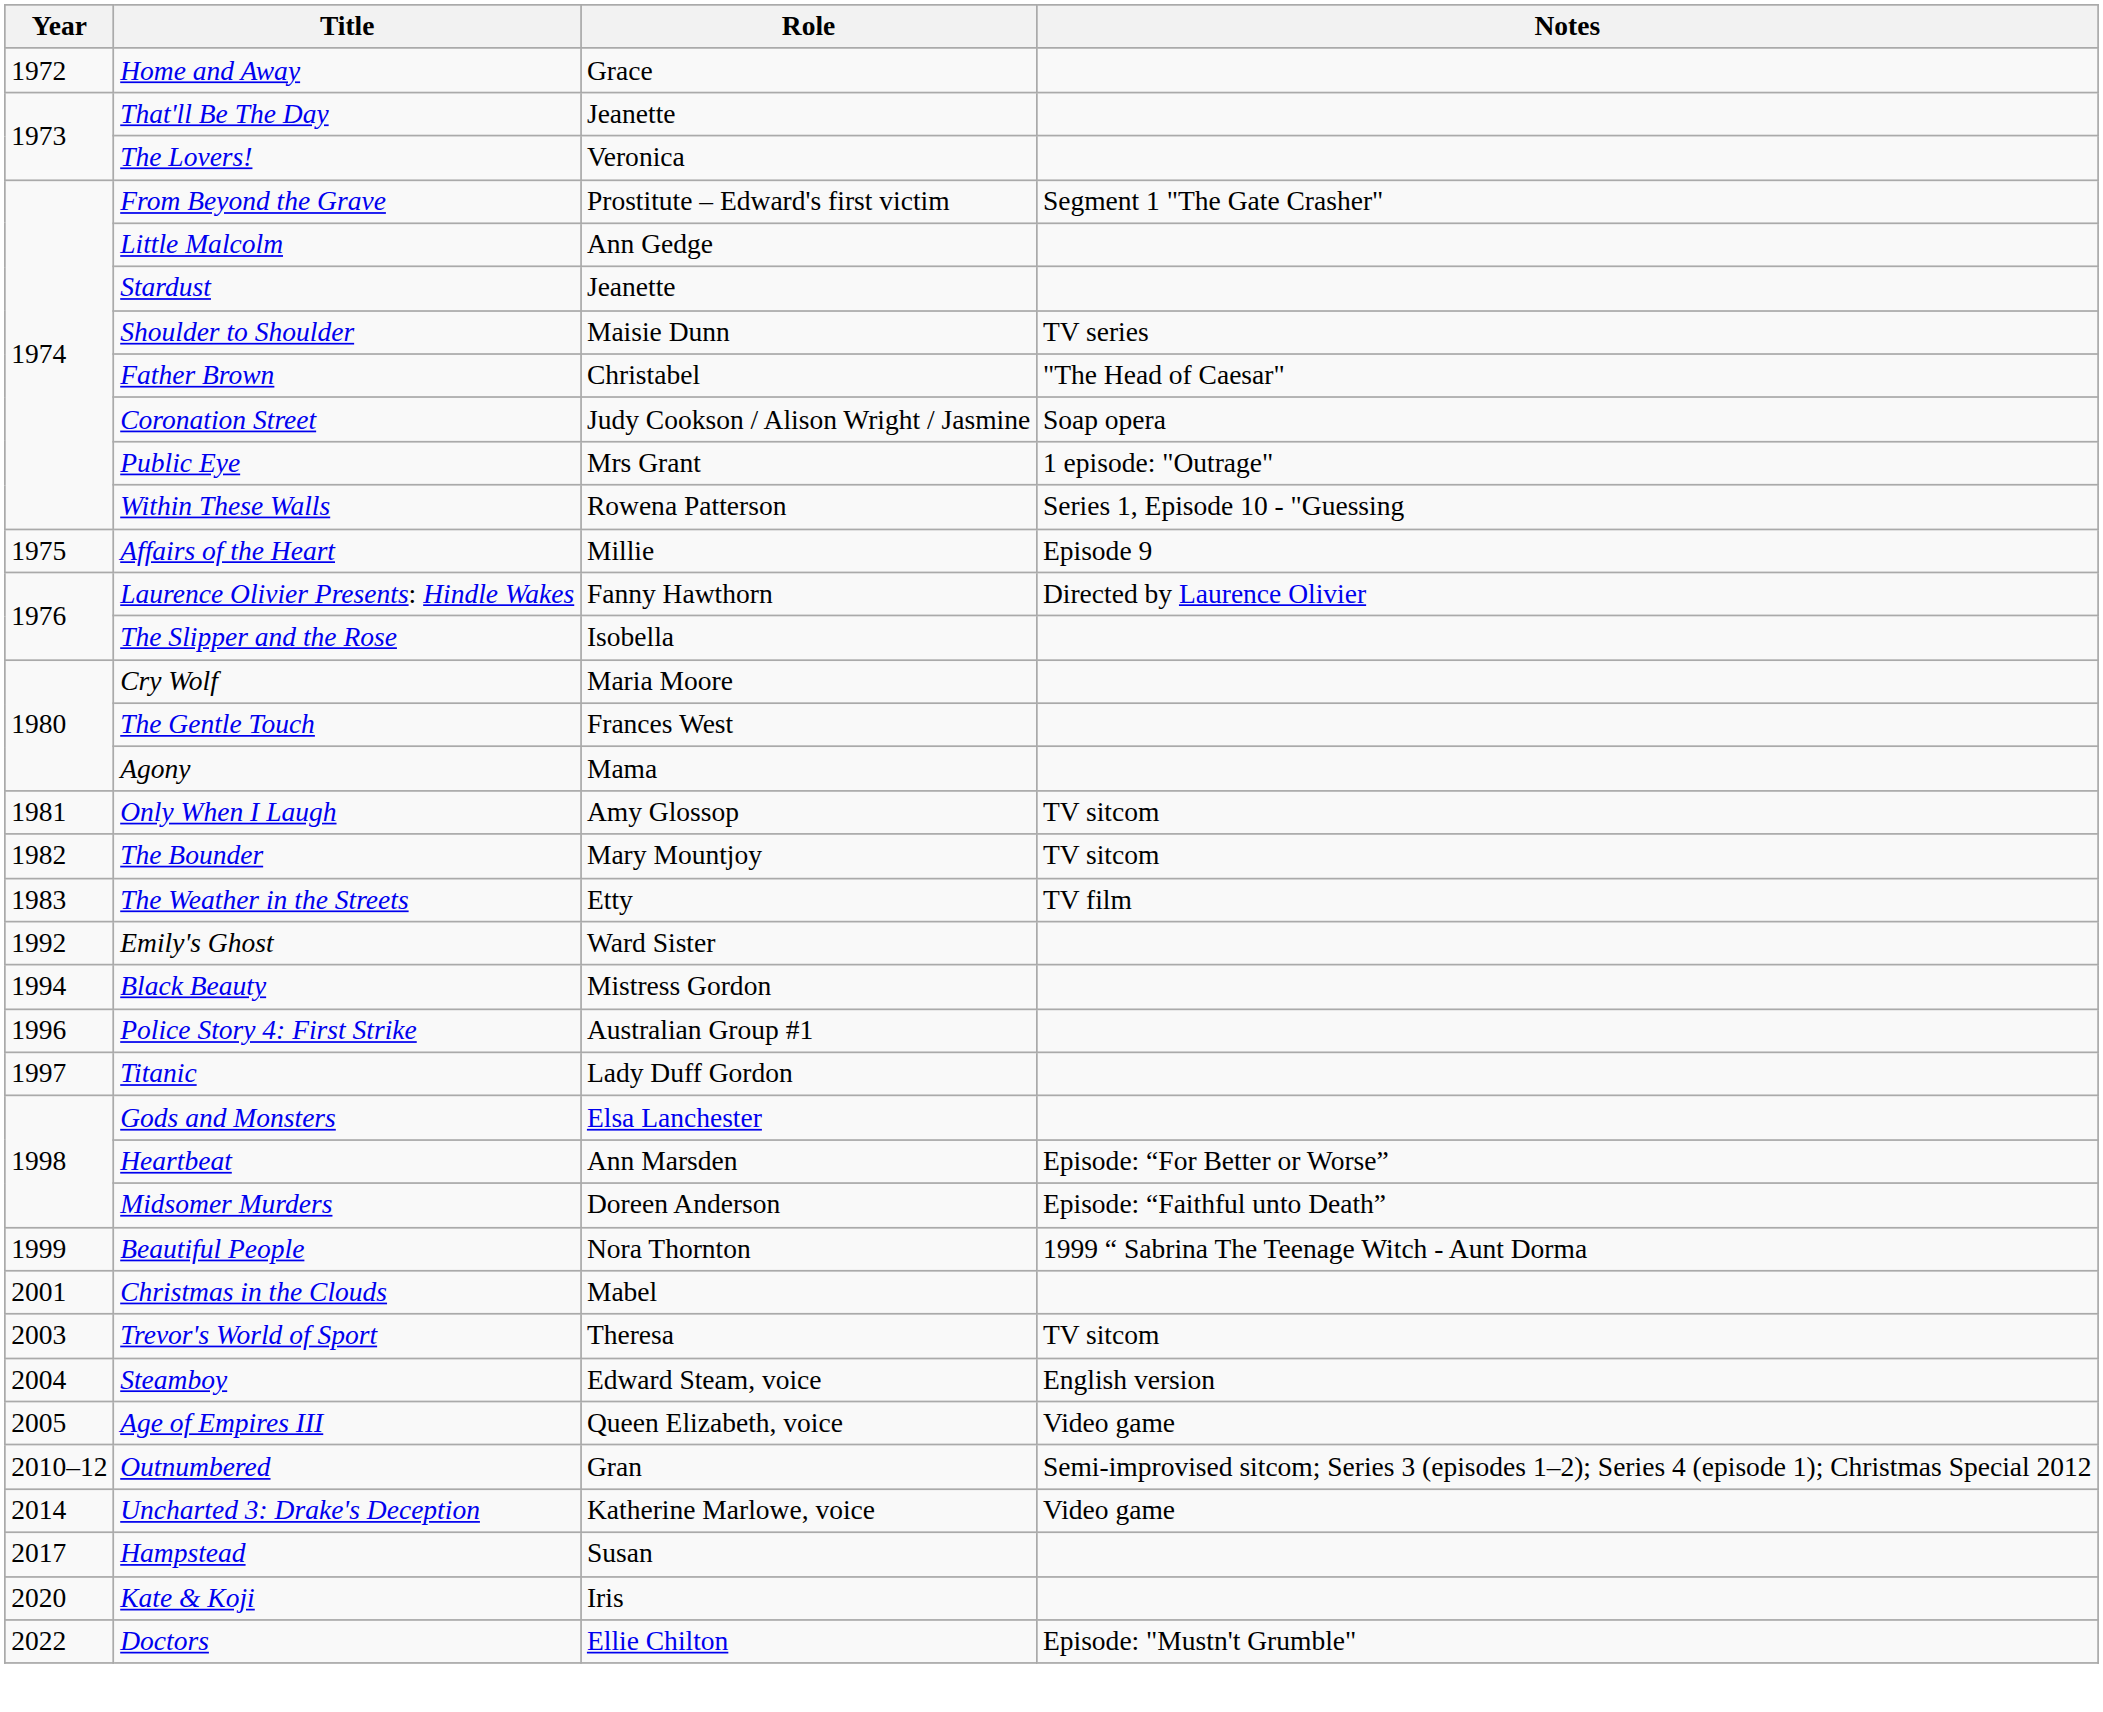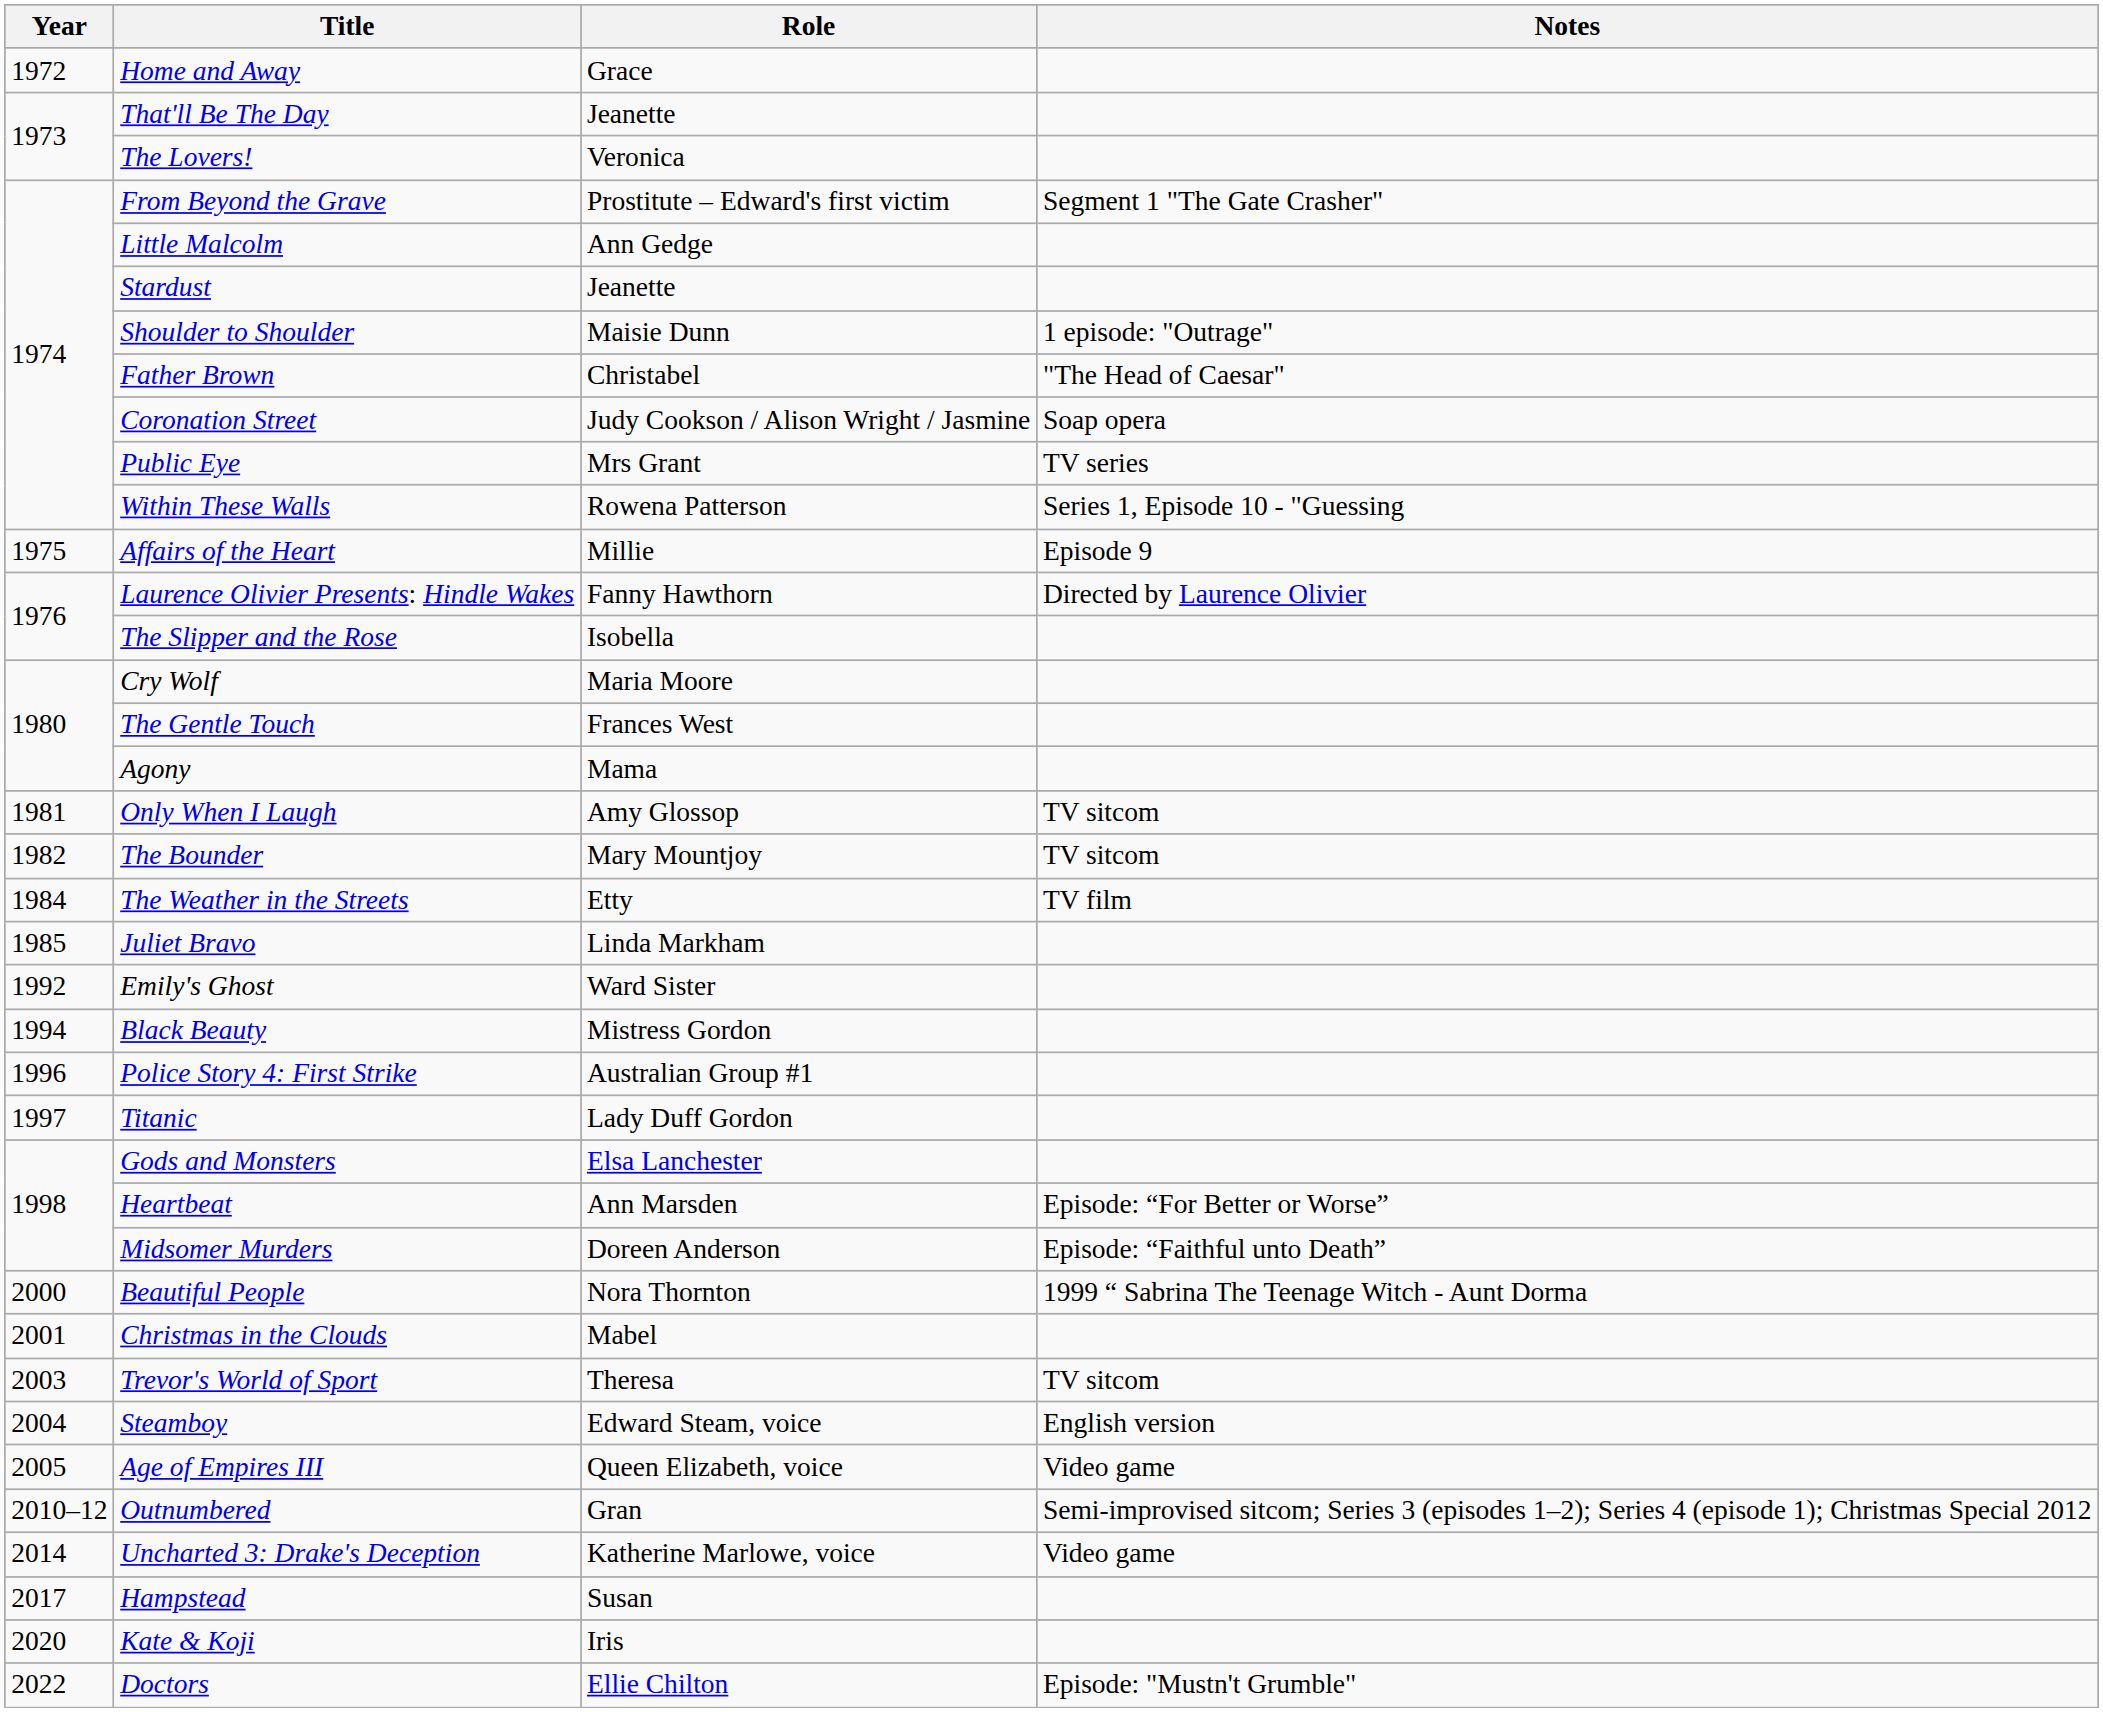(1096, 331) TV series -> (1158, 331) 1 episode: "Outrage"
(1158, 462) 1 episode: "Outrage" -> (1096, 462) TV series
(39, 899) 1983 -> (39, 899) 1984
+ row: (188, 942)
(39, 1248) 1999 -> (39, 1292) 2000
